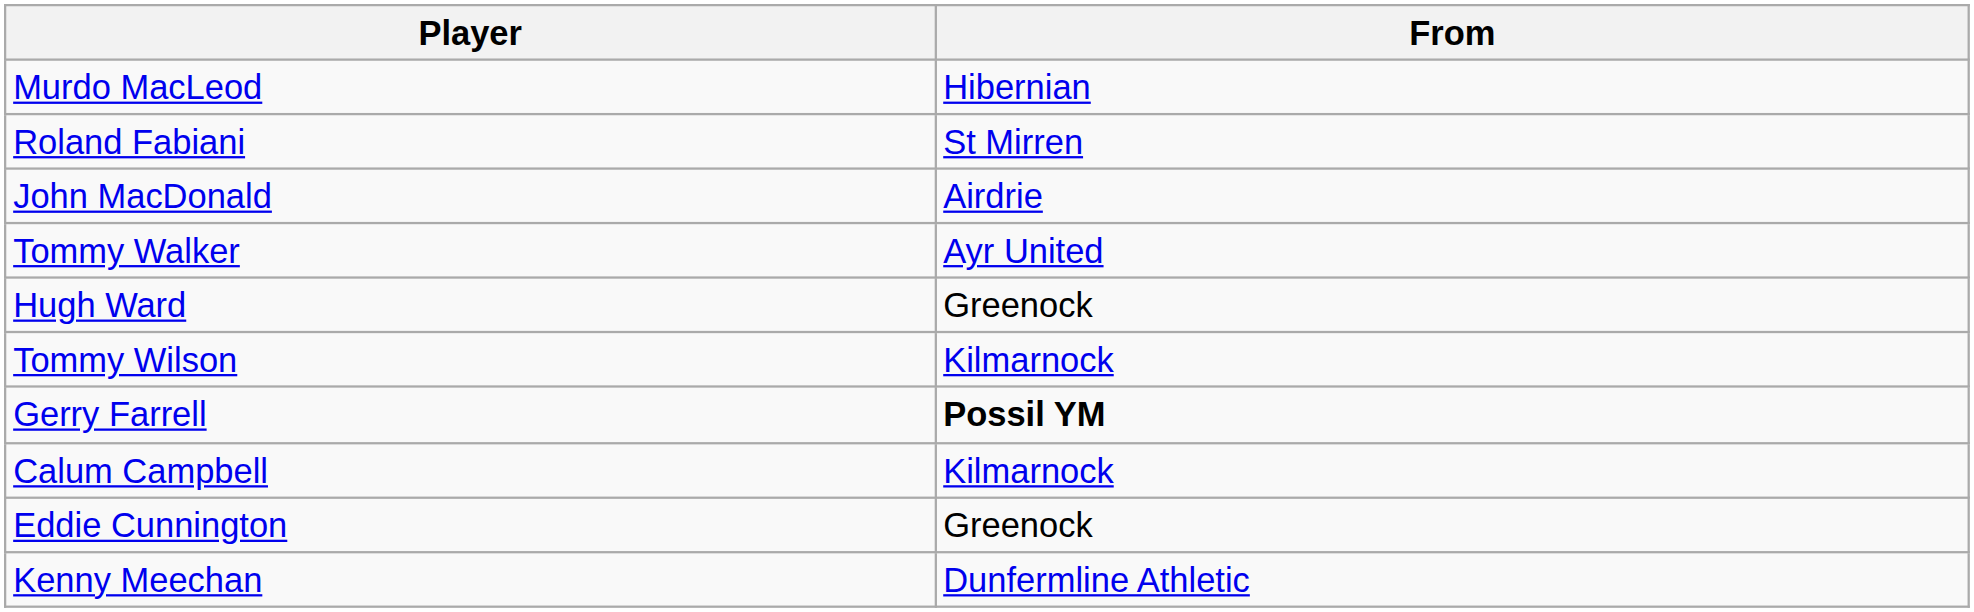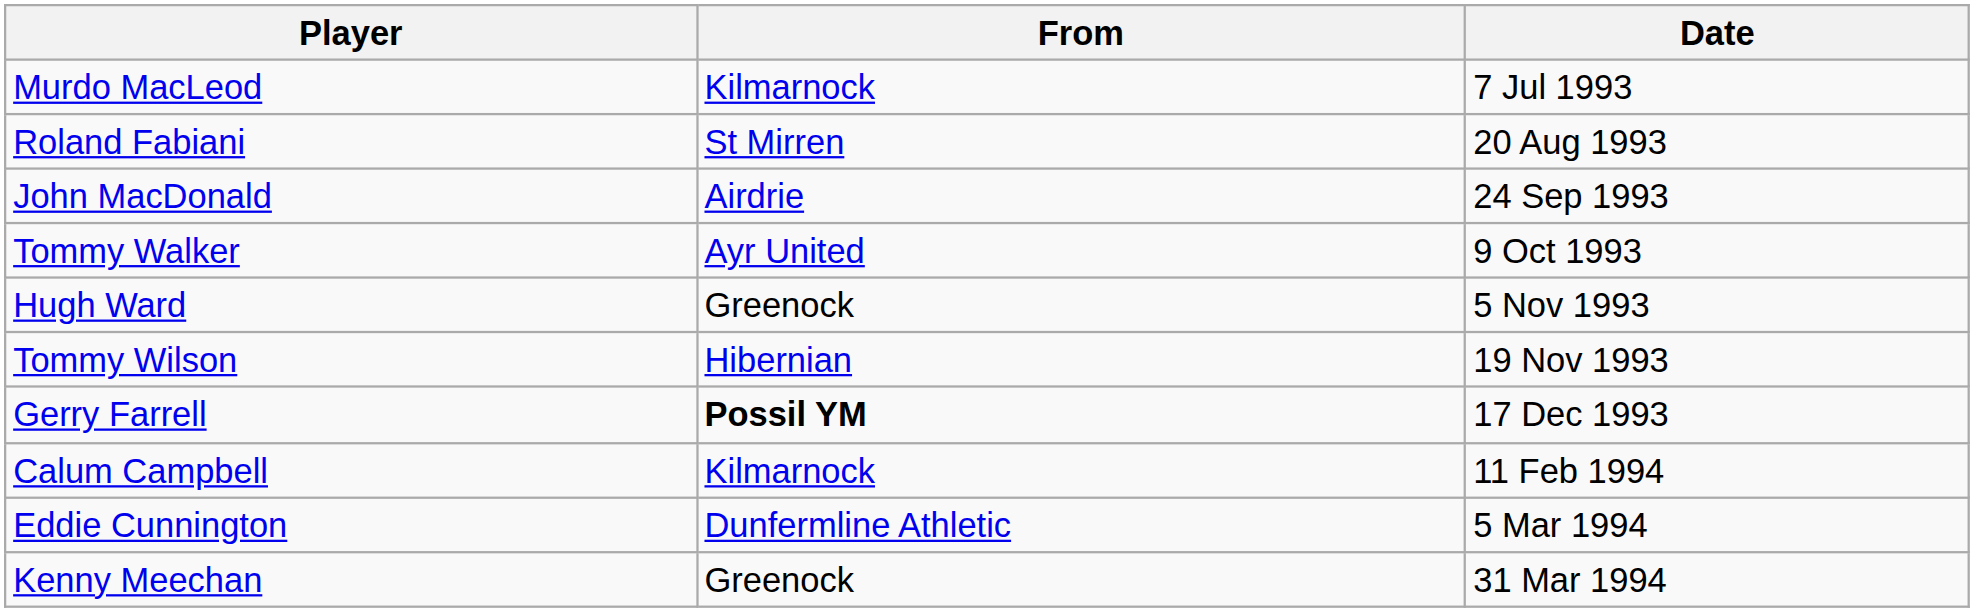+ column: (1717, 33)
(1017, 87) Hibernian -> (790, 87) Kilmarnock
(1028, 360) Kilmarnock -> (778, 360) Hibernian
(1018, 524) Greenock -> (858, 524) Dunfermline Athletic
(1097, 579) Dunfermline Athletic -> (779, 579) Greenock
